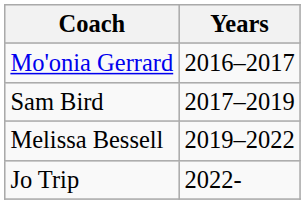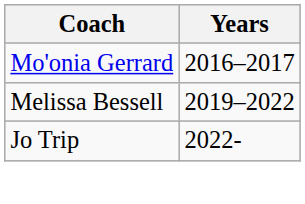- row: (57, 101)
